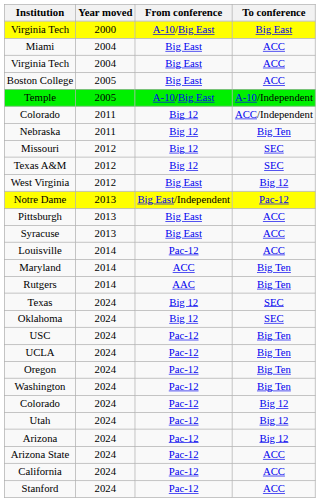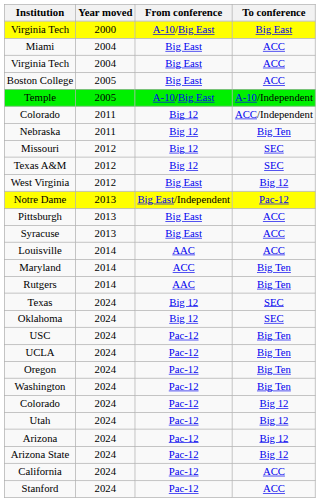(184, 251) Pac-12 -> (184, 251) AAC
(274, 455) ACC -> (274, 455) Big 12
